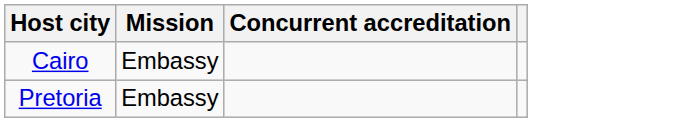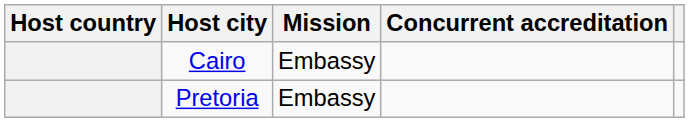+ column: (83, 23)
